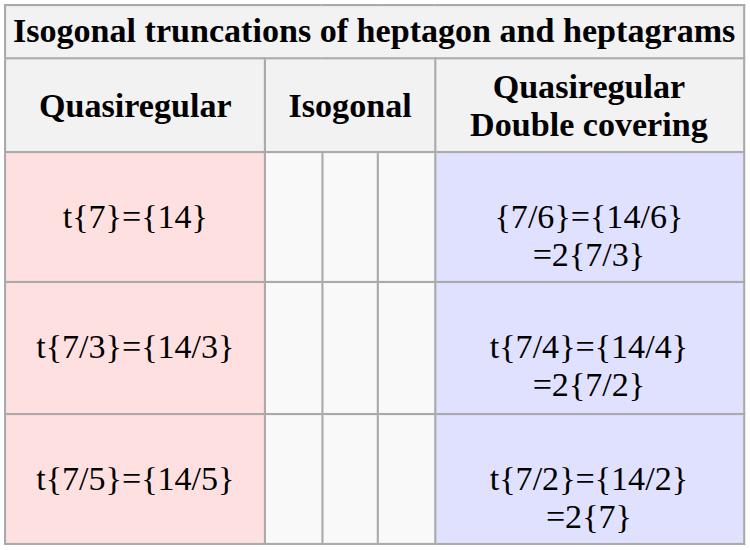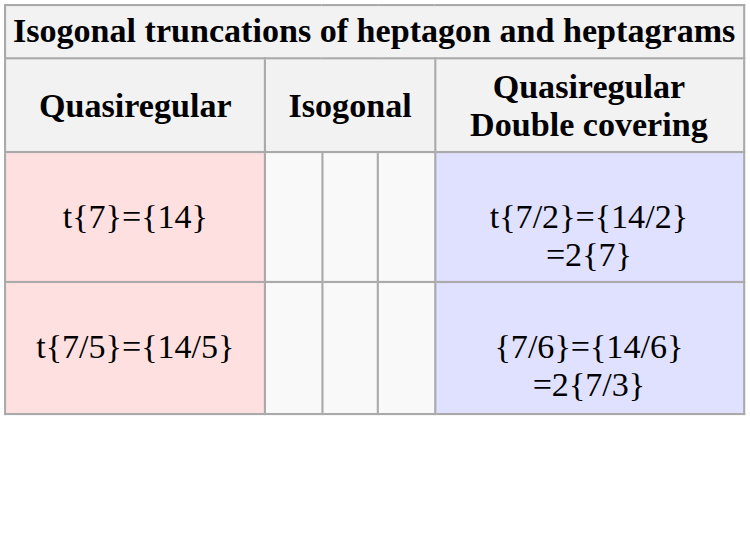(589, 235) {7/6}={14/6} =2{7/3} -> (589, 235) t{7/2}={14/2} =2{7}
- row: (135, 347)
(589, 496) t{7/2}={14/2} =2{7} -> (589, 366) {7/6}={14/6} =2{7/3}
